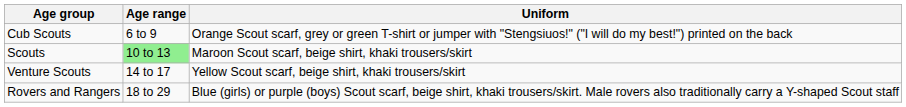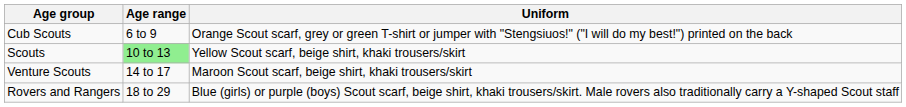(332, 53) Maroon Scout scarf, beige shirt, khaki trousers/skirt -> (329, 53) Yellow Scout scarf, beige shirt, khaki trousers/skirt
(329, 72) Yellow Scout scarf, beige shirt, khaki trousers/skirt -> (332, 72) Maroon Scout scarf, beige shirt, khaki trousers/skirt
